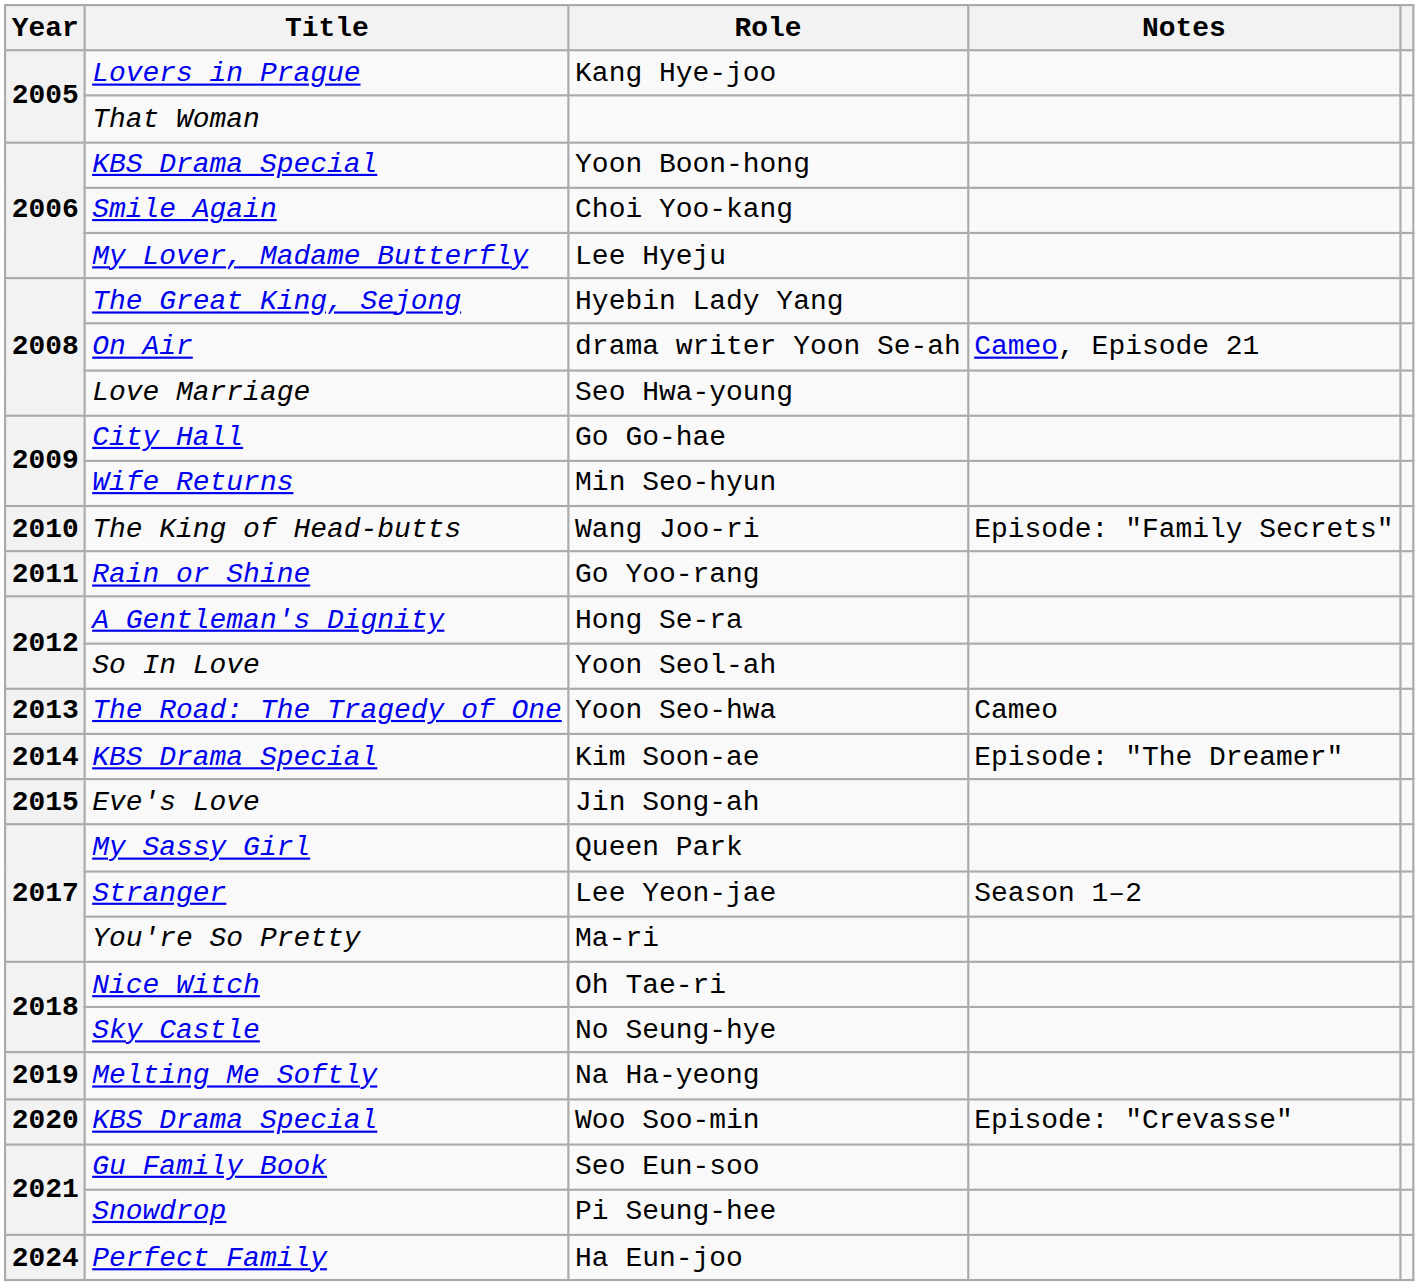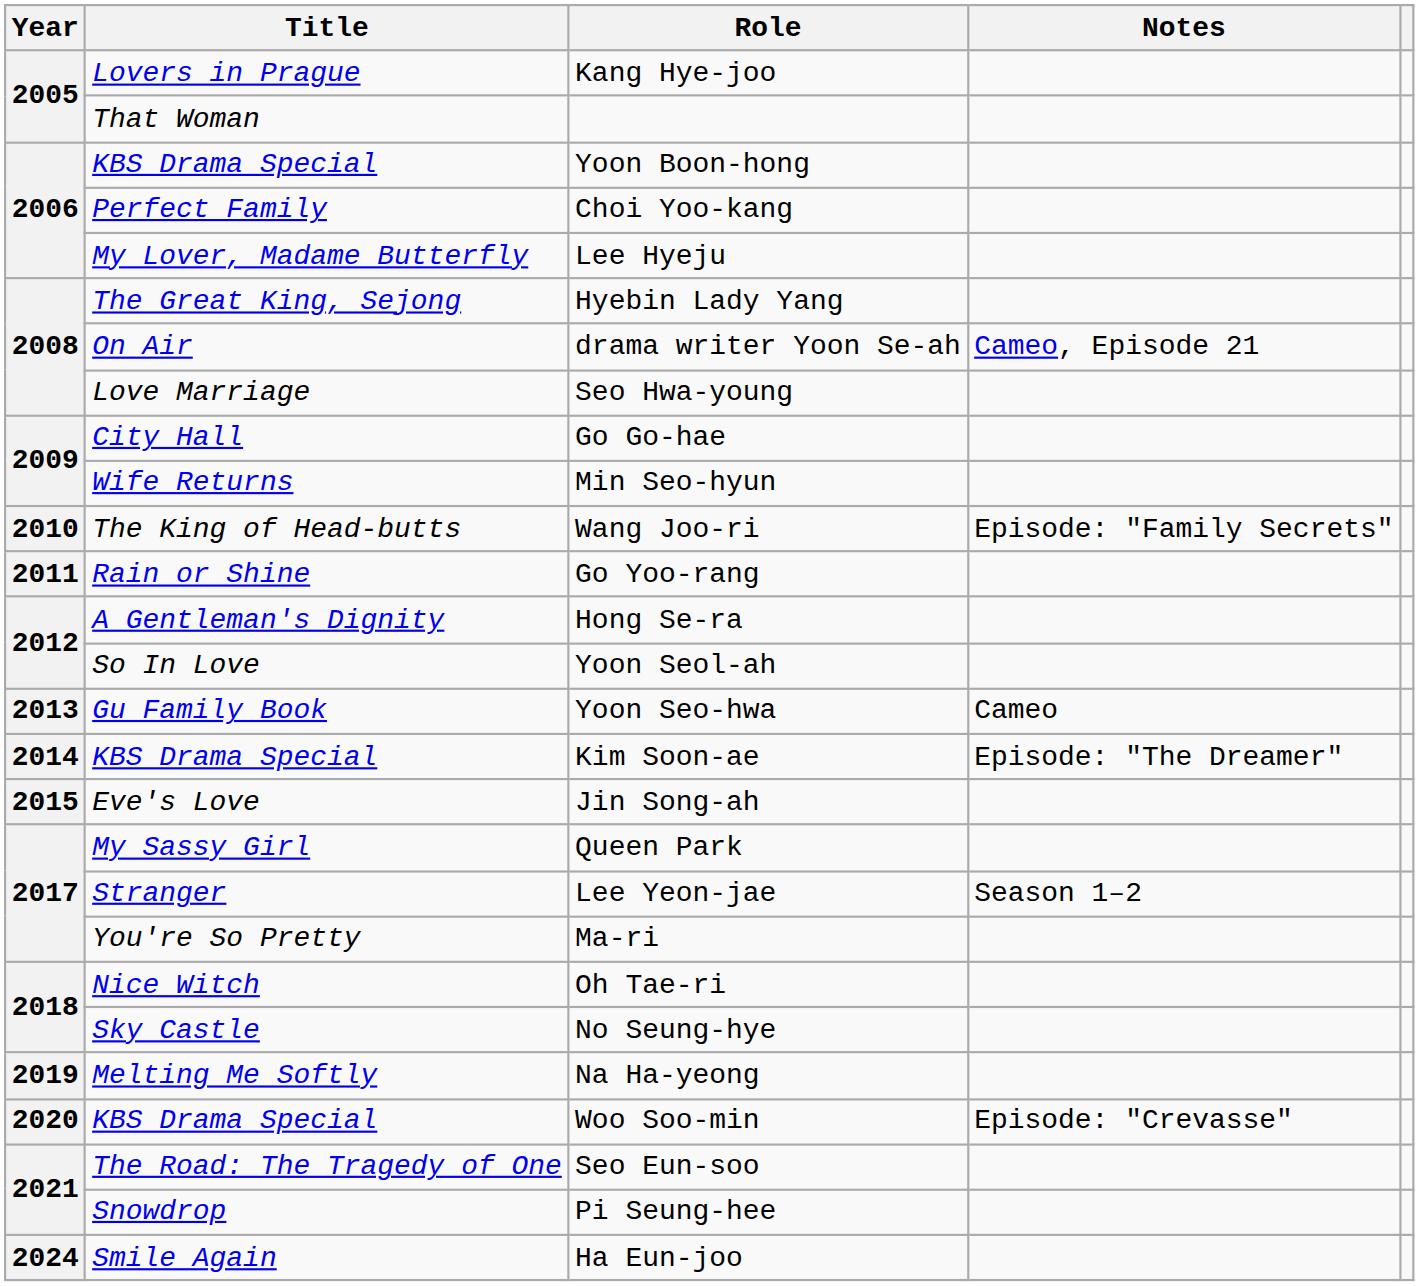(184, 210) Smile Again -> (210, 210) Perfect Family
(327, 711) The Road: The Tragedy of One -> (210, 711) Gu Family Book
(210, 1167) Gu Family Book -> (327, 1167) The Road: The Tragedy of One
(210, 1258) Perfect Family -> (184, 1258) Smile Again
